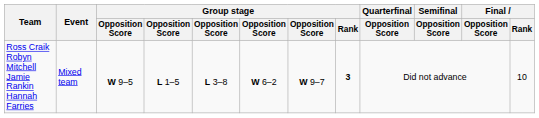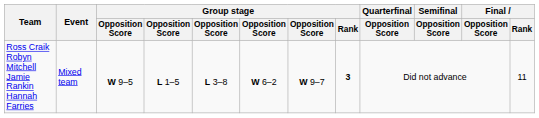(522, 77) 10 -> (522, 77) 11
